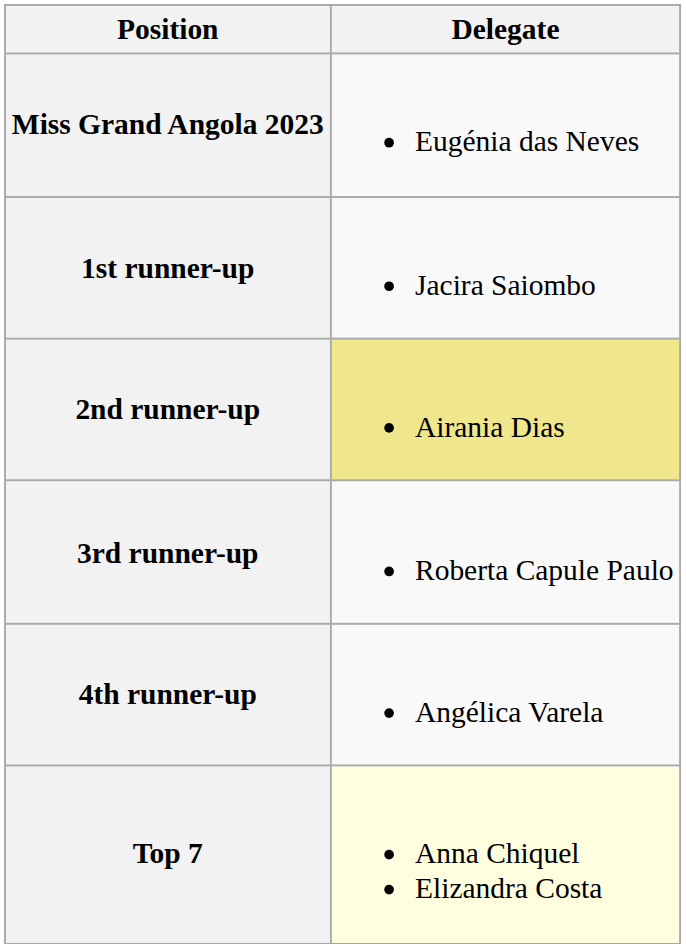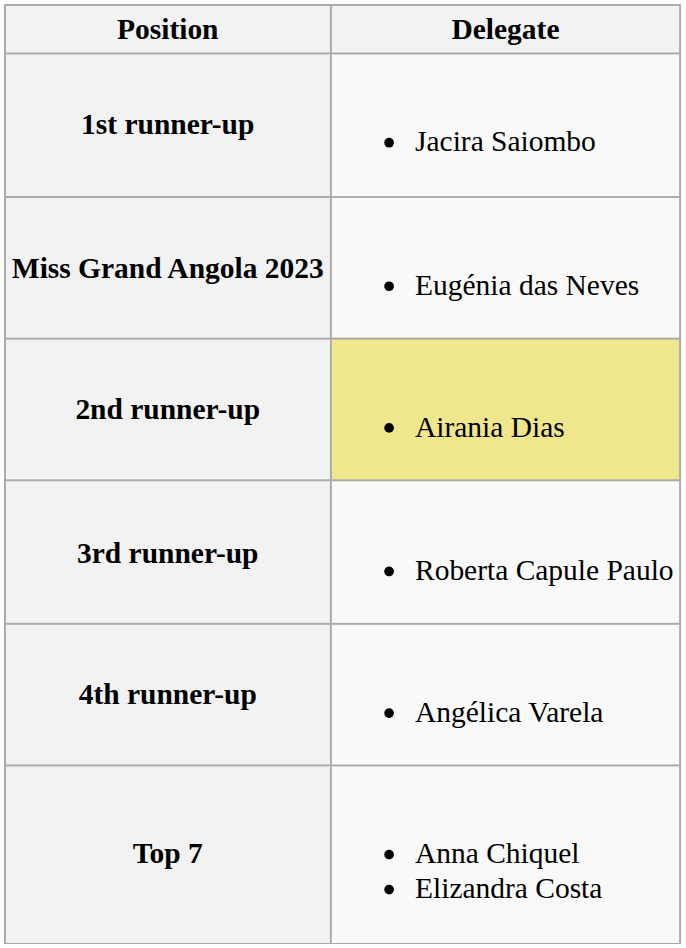rows swapped: (168, 124) <-> (168, 267)
(506, 872) lightyellow background -> (506, 872) no background
